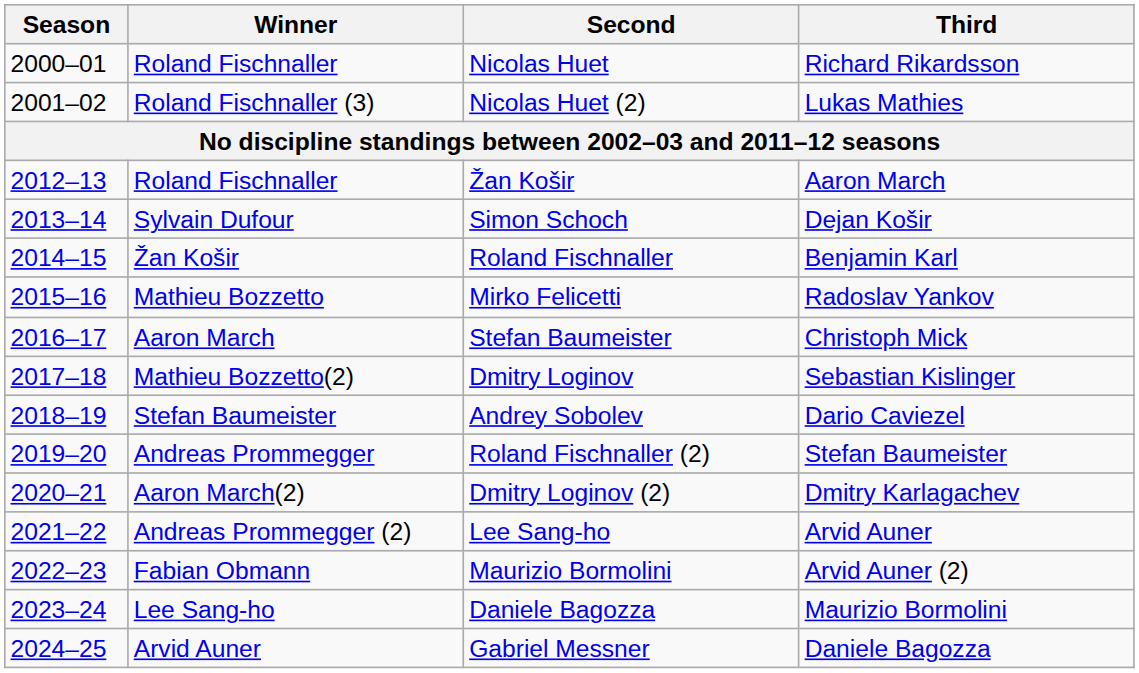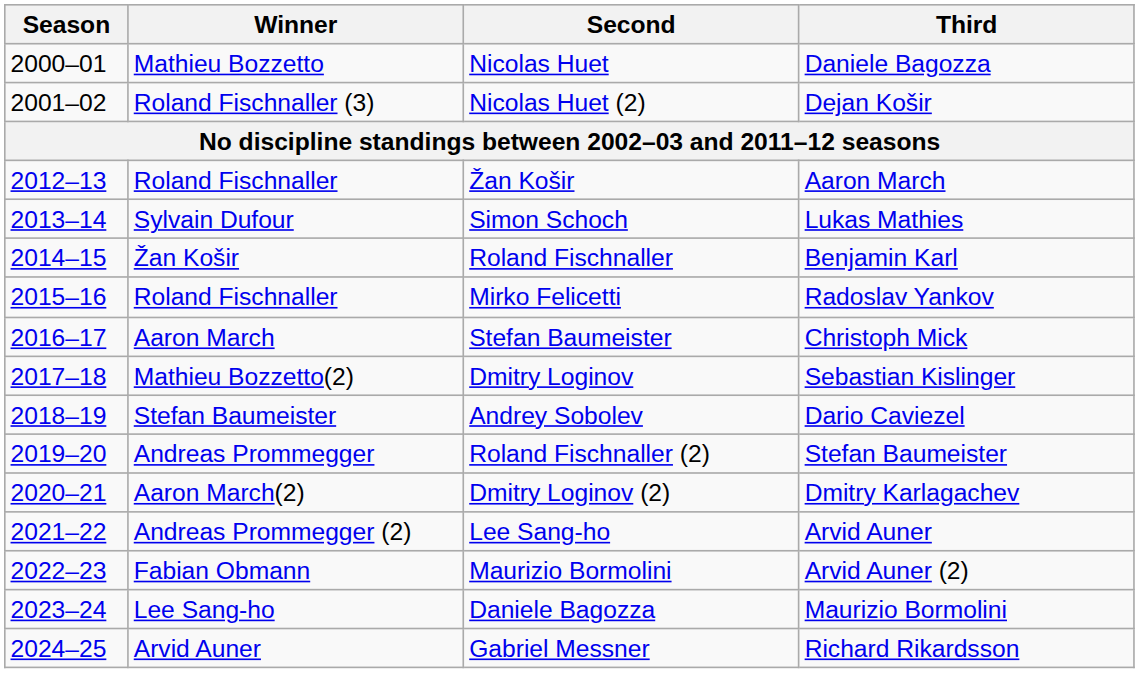(236, 63) Roland Fischnaller -> (229, 63) Mathieu Bozzetto
(912, 63) Richard Rikardsson -> (898, 63) Daniele Bagozza
(884, 102) Lukas Mathies -> (868, 102) Dejan Košir
(868, 219) Dejan Košir -> (884, 219) Lukas Mathies
(229, 297) Mathieu Bozzetto -> (236, 297) Roland Fischnaller
(898, 648) Daniele Bagozza -> (912, 648) Richard Rikardsson
